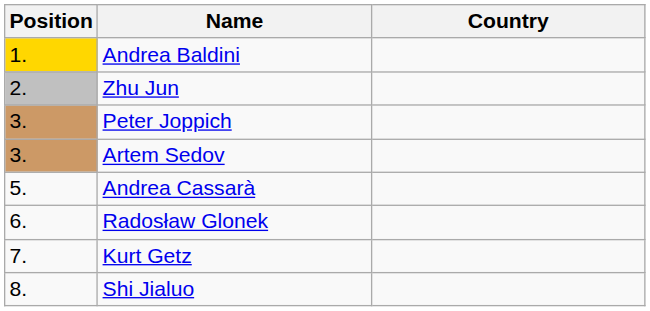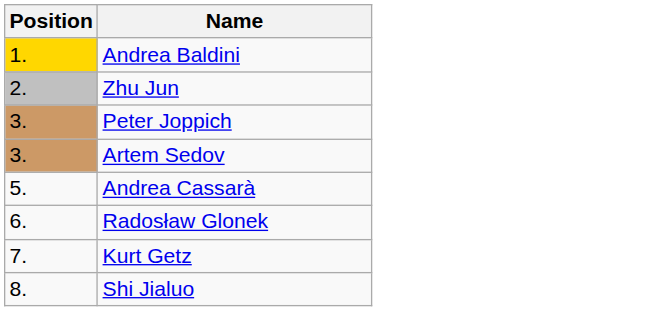- column: (508, 21)
